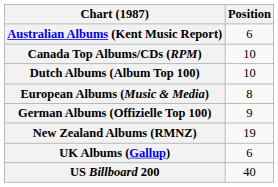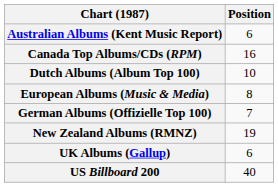(249, 53) 10 -> (249, 53) 16
(249, 113) 9 -> (249, 113) 7
